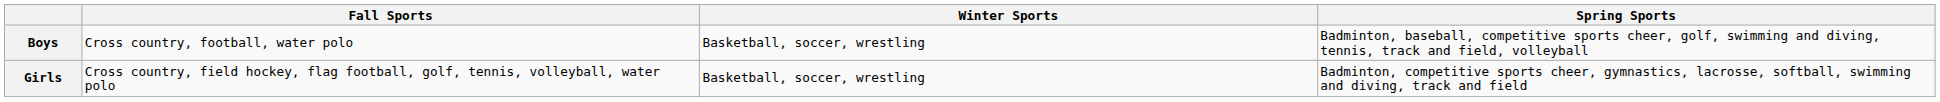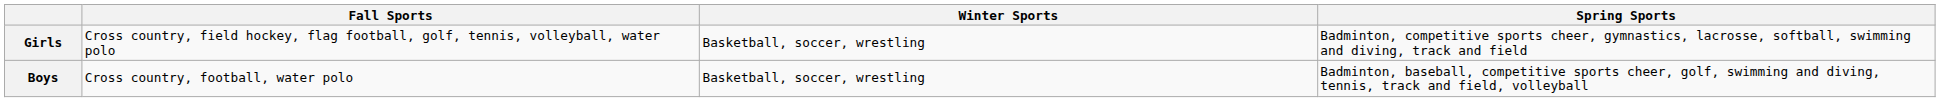rows swapped: (43, 43) <-> (43, 78)
